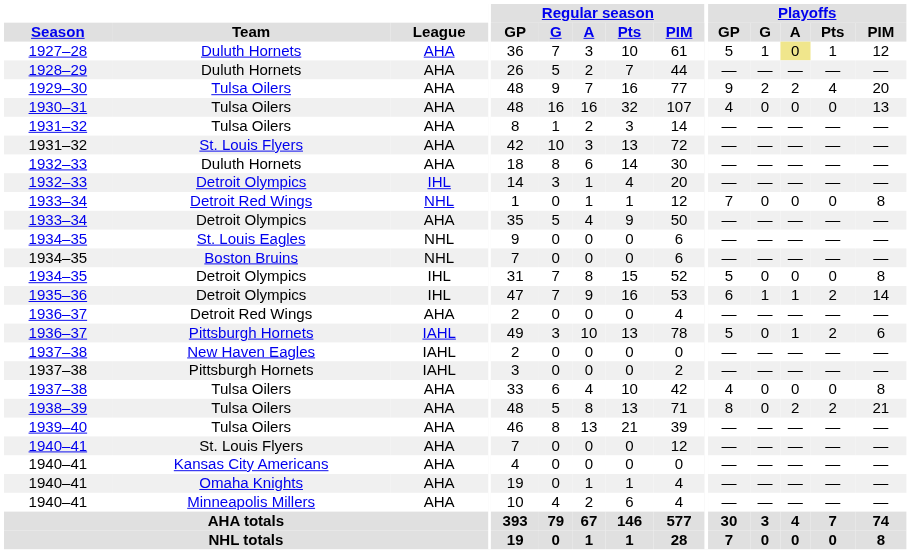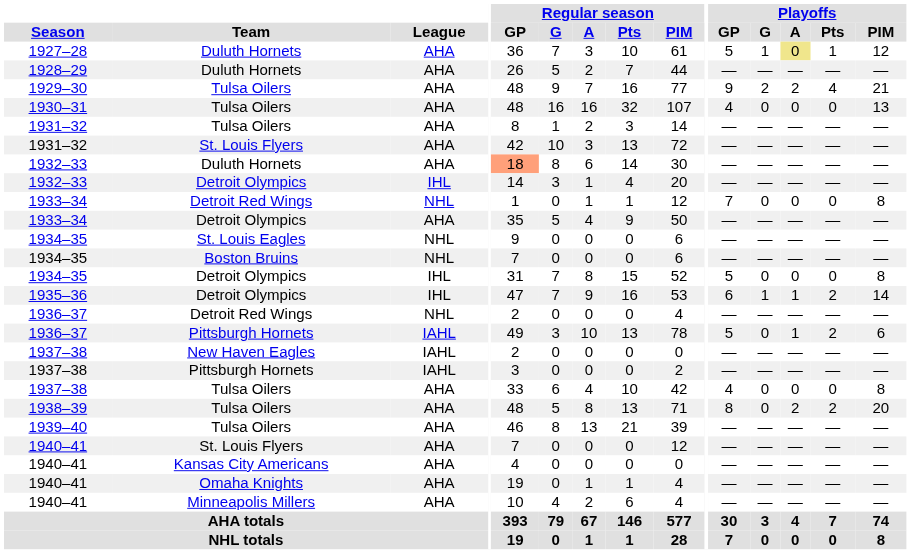(881, 88) 20 -> (881, 88) 21
(515, 163) no background -> (515, 163) lightsalmon background
(439, 314) AHA -> (439, 314) NHL
(881, 408) 21 -> (881, 408) 20
